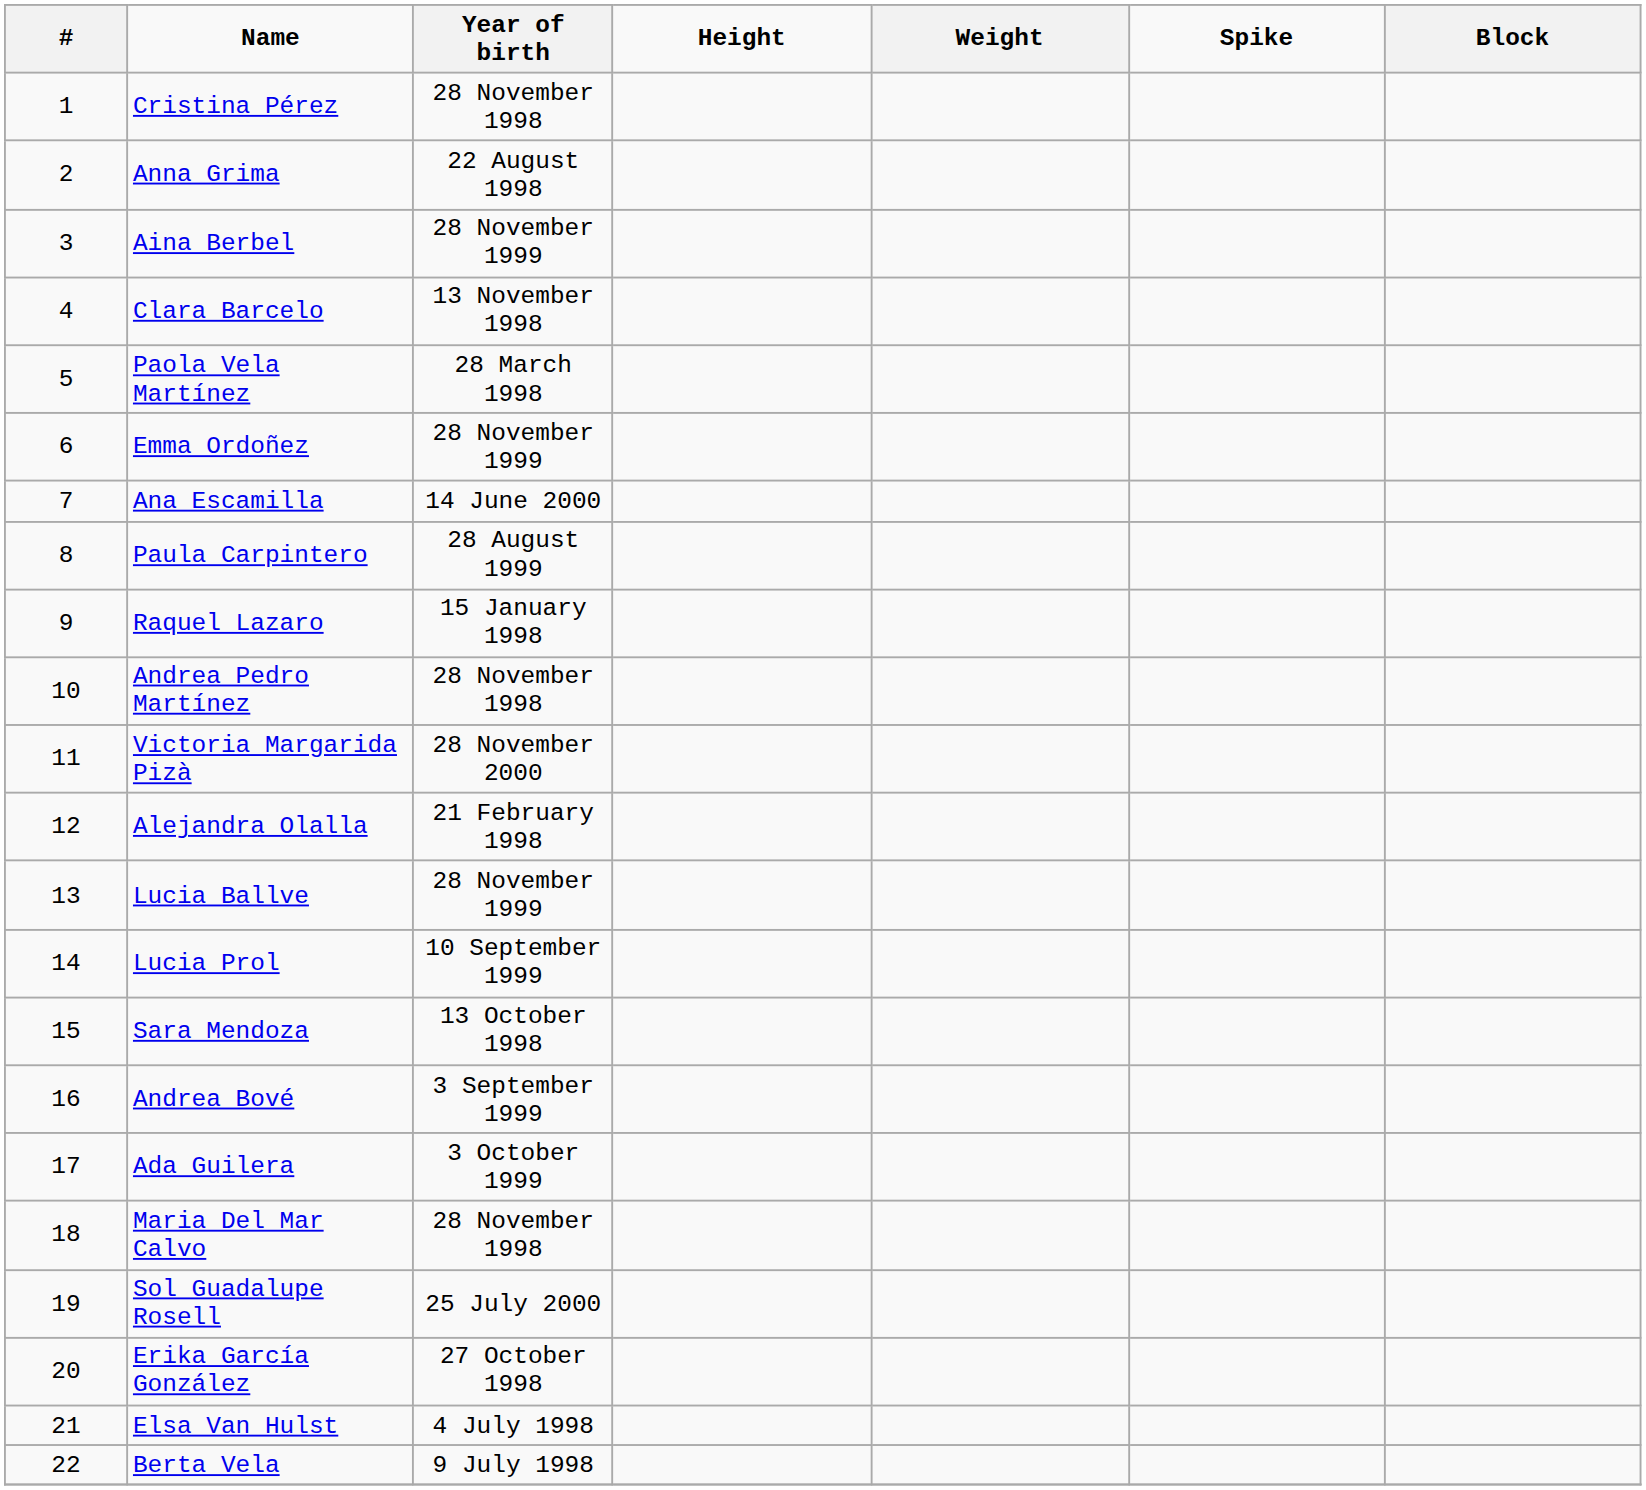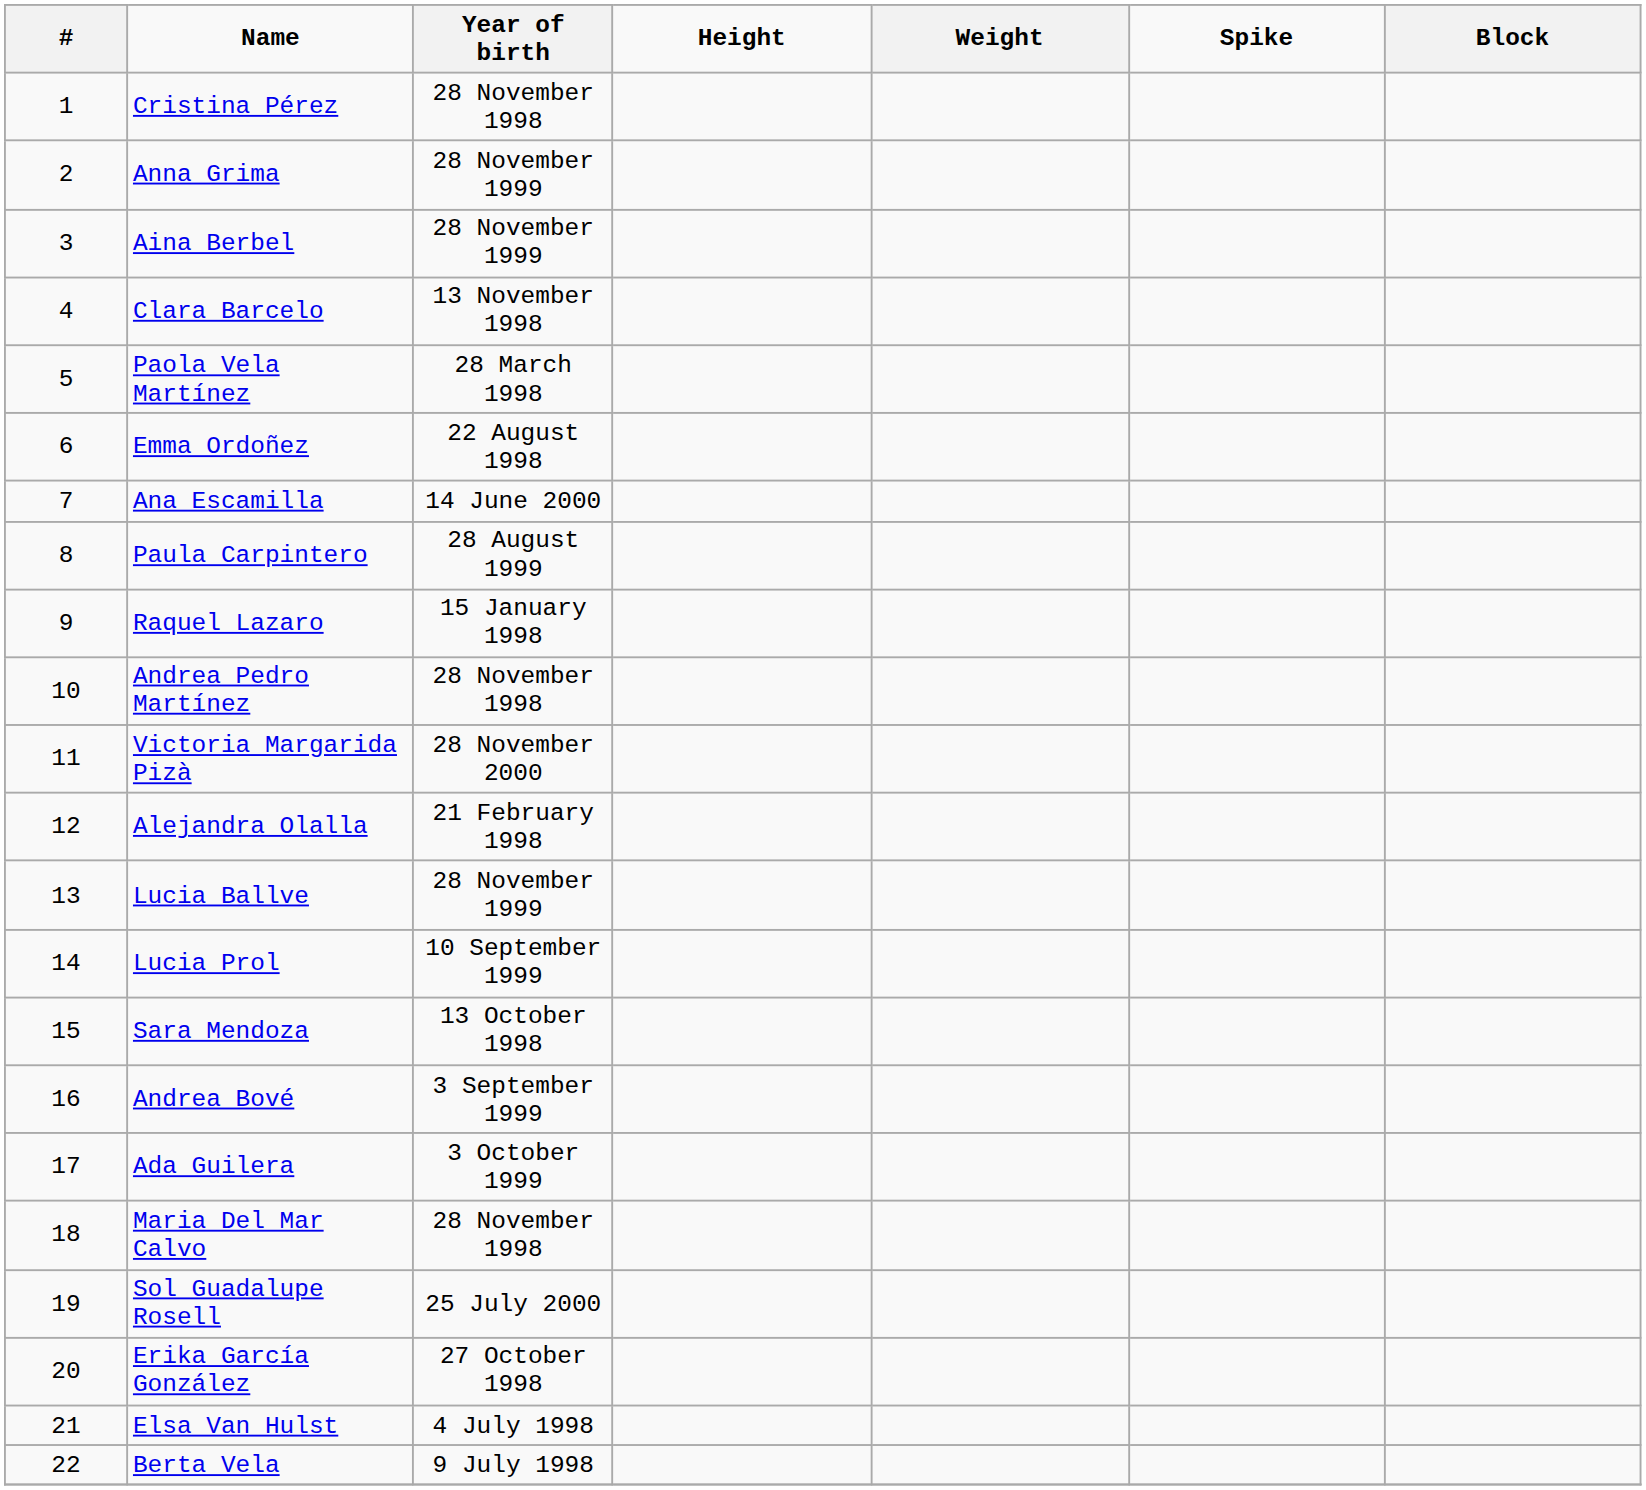(513, 175) 22 August 1998 -> (513, 175) 28 November 1999
(513, 447) 28 November 1999 -> (513, 447) 22 August 1998
